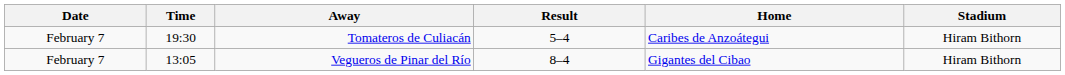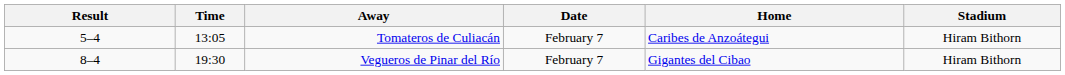columns swapped: (75, 15) <-> (559, 15)
(181, 37) 19:30 -> (210, 37) 13:05
(181, 59) 13:05 -> (210, 59) 19:30
